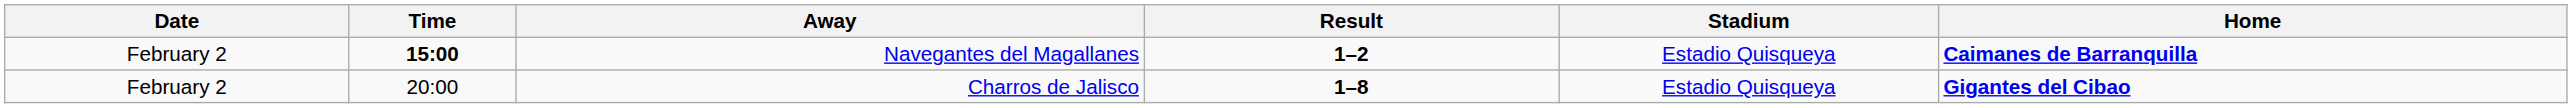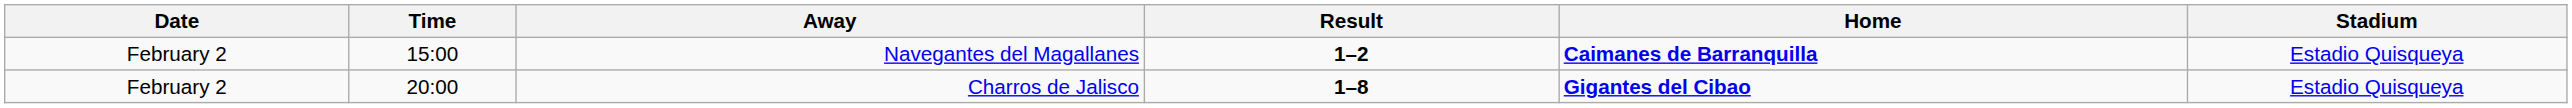columns swapped: (2253, 21) <-> (1749, 21)
(432, 54) bold -> (432, 54) normal
